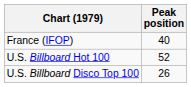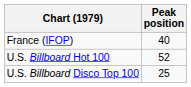(164, 73) 26 -> (164, 73) 25
